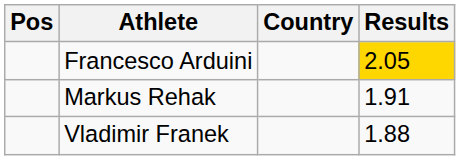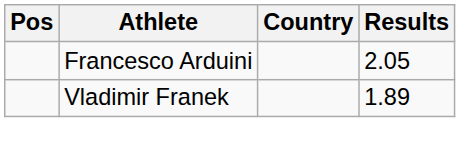(387, 60) gold background -> (387, 60) no background
- row: (140, 97)
(387, 135) 1.88 -> (387, 97) 1.89
